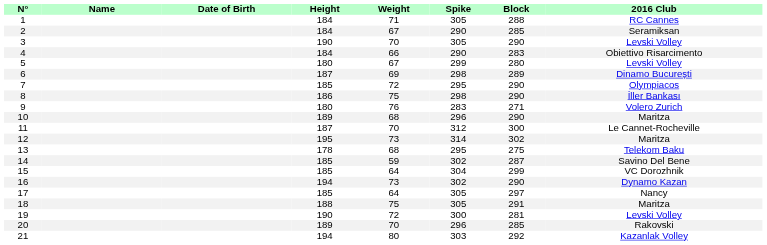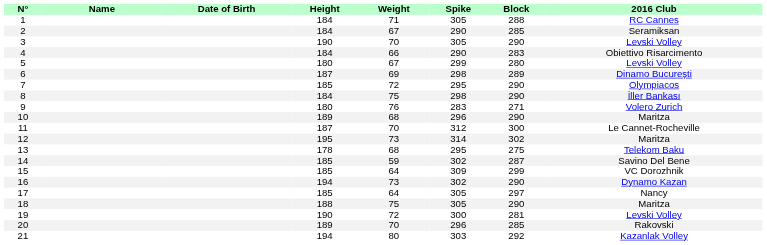(325, 96) 186 -> (325, 96) 184
(458, 171) 304 -> (458, 171) 309
(516, 204) 291 -> (516, 204) 290
